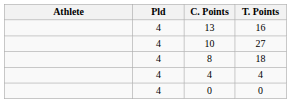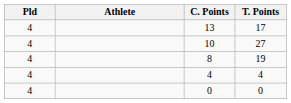columns swapped: (69, 12) <-> (158, 12)
(261, 28) 16 -> (261, 28) 17
(261, 59) 18 -> (261, 59) 19
